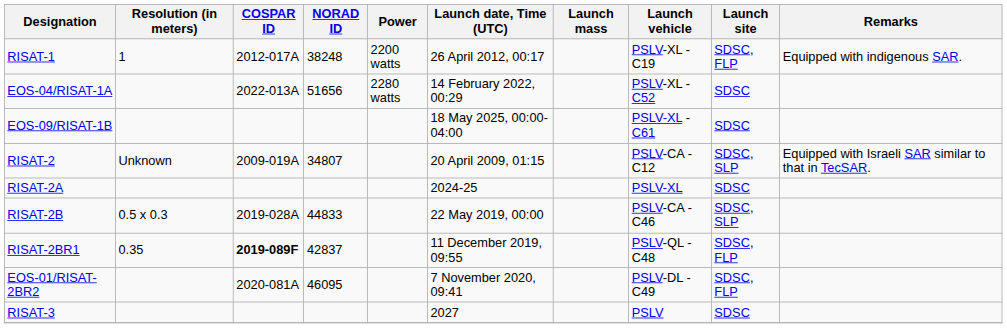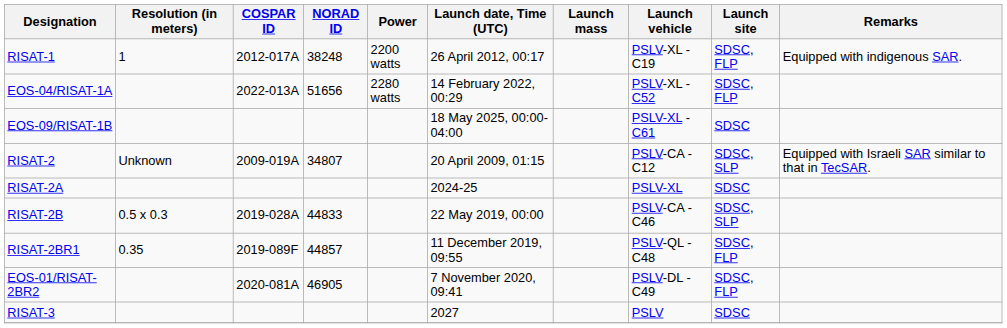(732, 91) SDSC -> (734, 91) SDSC, FLP
(267, 250) bold -> (267, 250) normal
(325, 250) 42837 -> (325, 250) 44857
(325, 285) 46095 -> (325, 285) 46905
